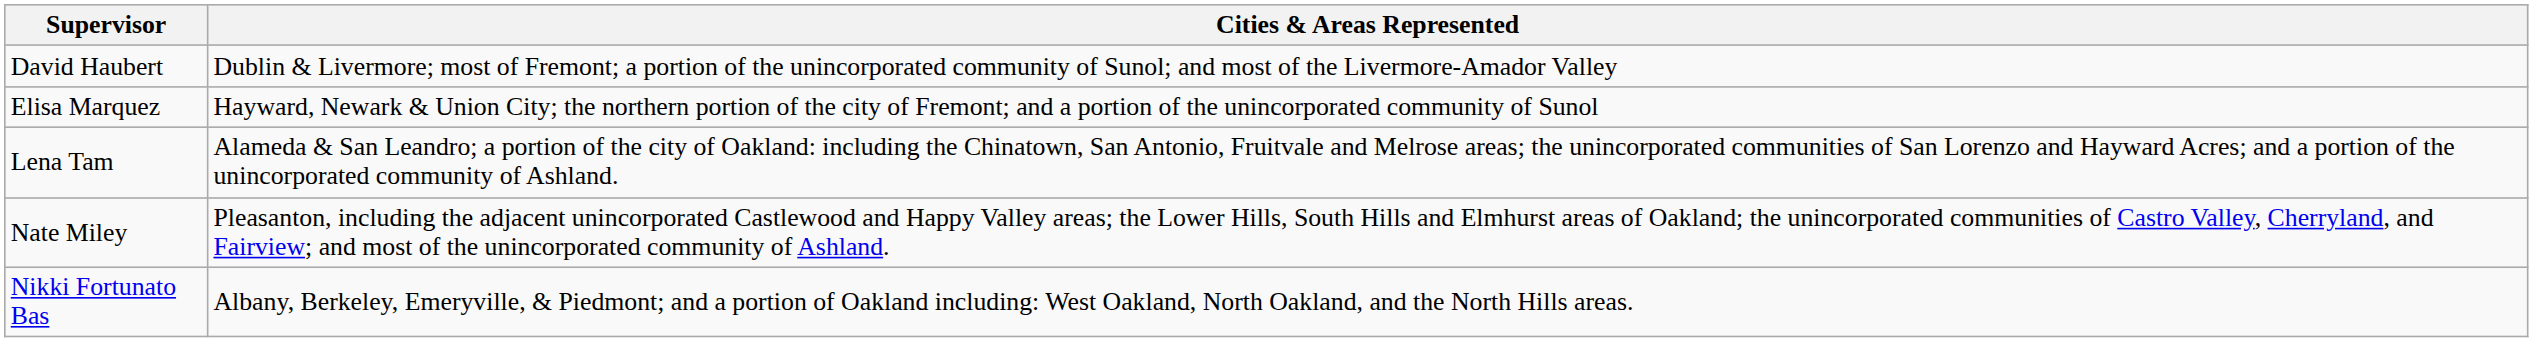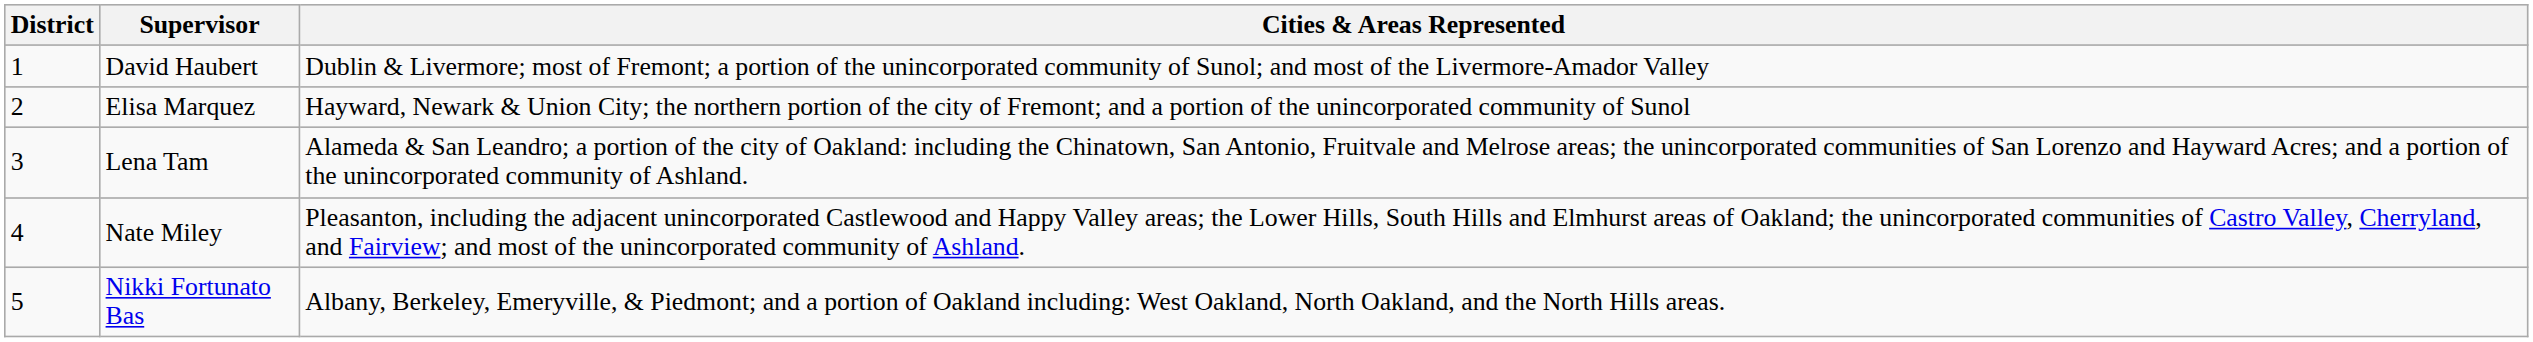+ column: (52, 24)
